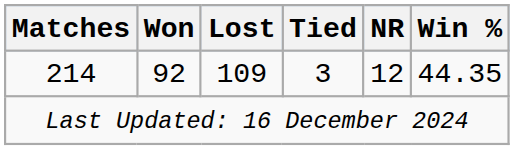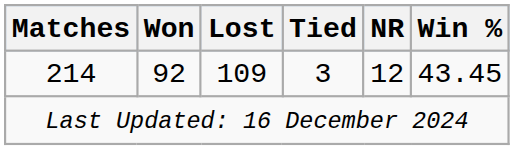(460, 74) 44.35 -> (460, 74) 43.45
